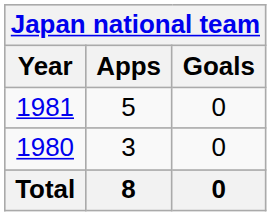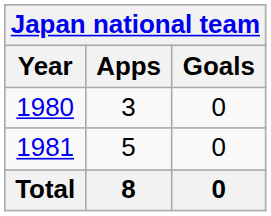rows swapped: (45, 148) <-> (45, 107)
